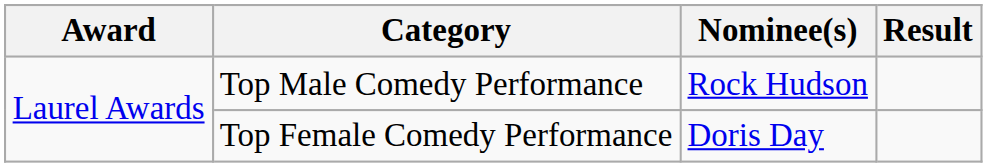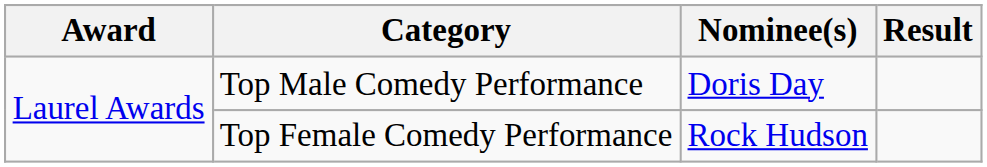(778, 82) Rock Hudson -> (756, 82) Doris Day
(756, 135) Doris Day -> (778, 135) Rock Hudson
